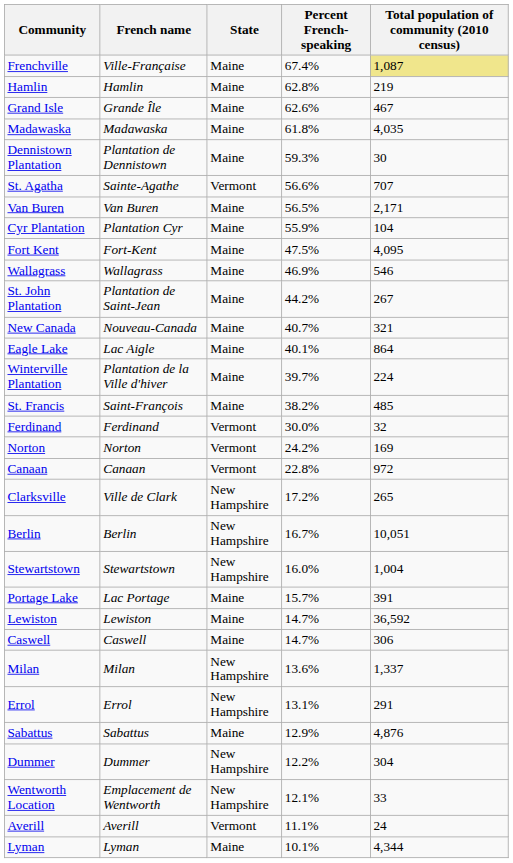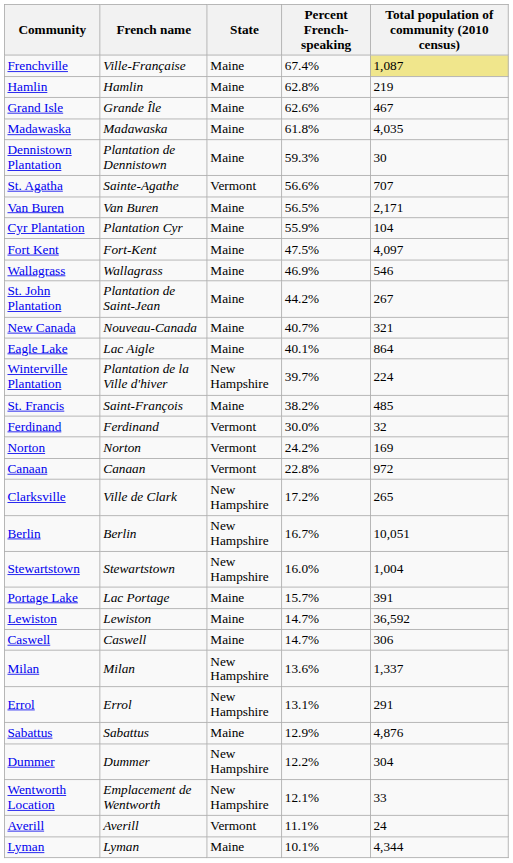(388, 249) 4,095 -> (388, 249) 4,097
(227, 377) Maine -> (239, 377) New Hampshire
